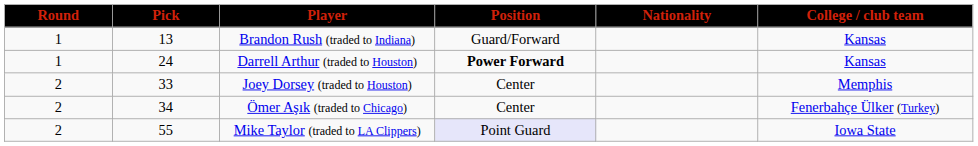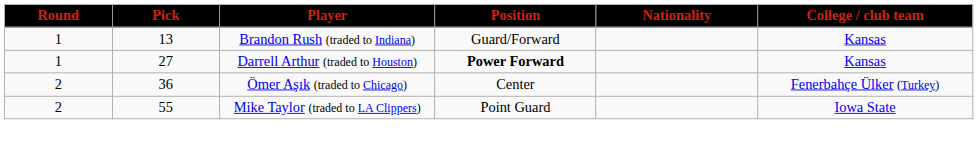(166, 61) 24 -> (166, 61) 27
- row: (327, 84)
(166, 107) 34 -> (166, 84) 36
(515, 130) lavender background -> (515, 107) no background
